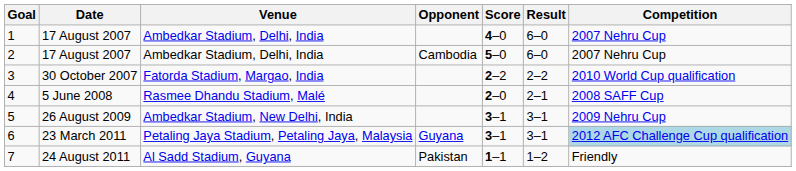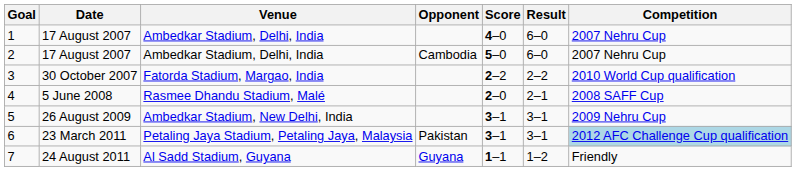(441, 136) Guyana -> (443, 136) Pakistan
(443, 157) Pakistan -> (441, 157) Guyana
